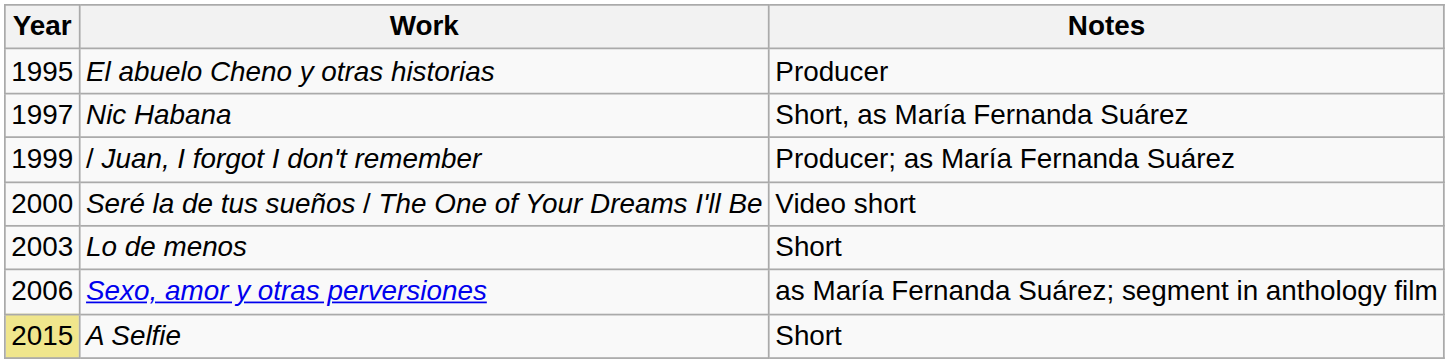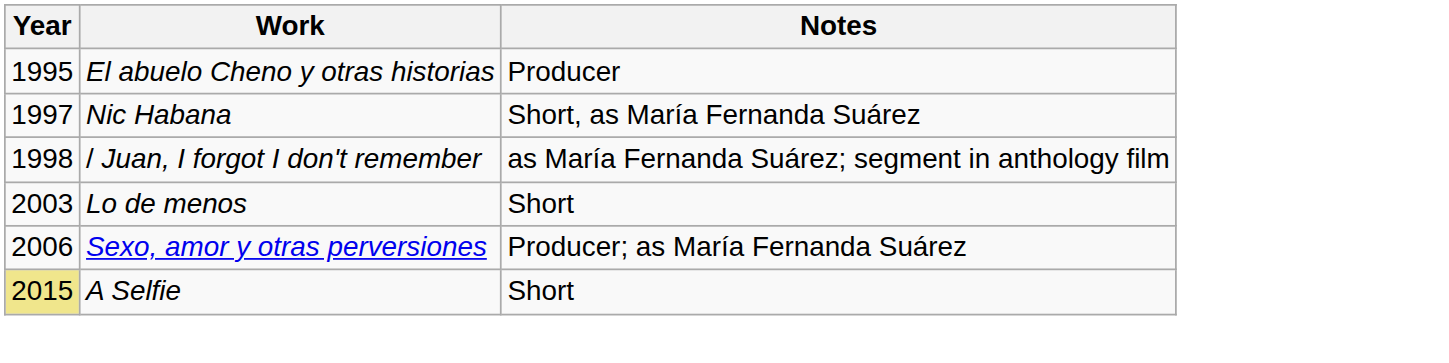(42, 159) 1999 -> (42, 159) 1998
(1005, 159) Producer; as María Fernanda Suárez -> (839, 159) as María Fernanda Suárez; segment in anthology film
- row: (424, 203)
(1106, 291) as María Fernanda Suárez; segment in anthology film -> (737, 247) Producer; as María Fernanda Suárez
